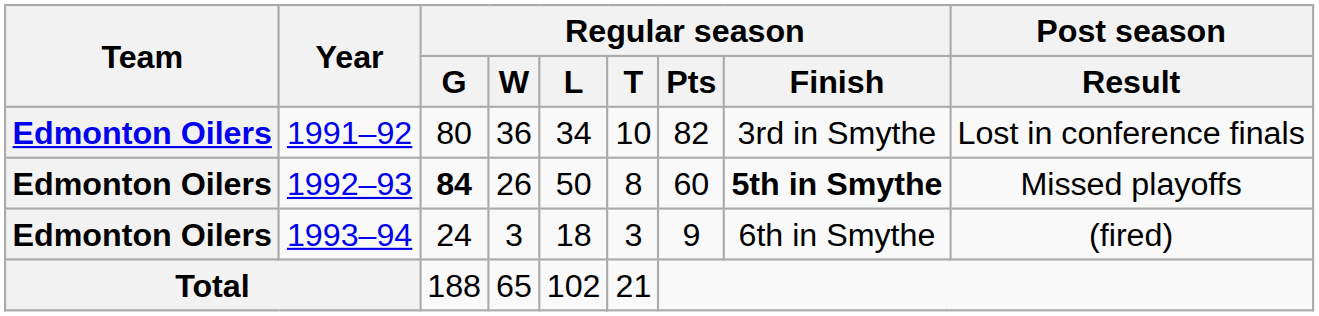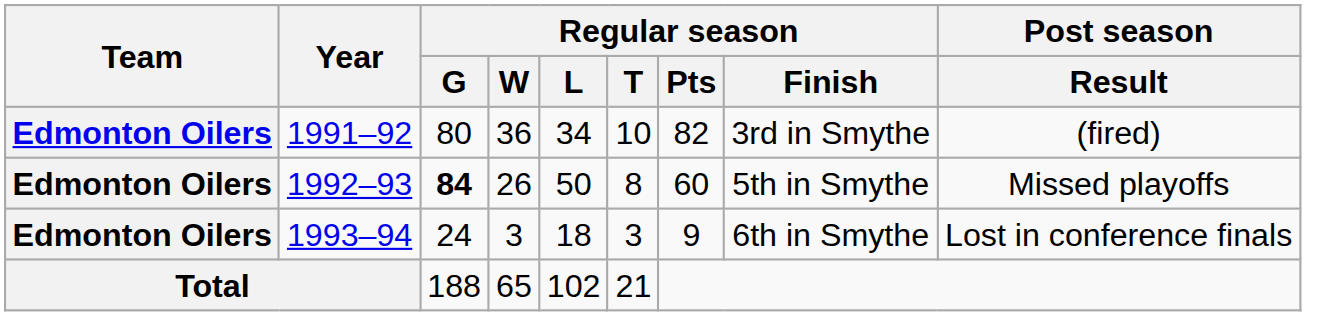(1131, 133) Lost in conference finals -> (1119, 133) (fired)
(837, 184) bold -> (831, 184) normal
(1131, 235) (fired) -> (1119, 235) Lost in conference finals
